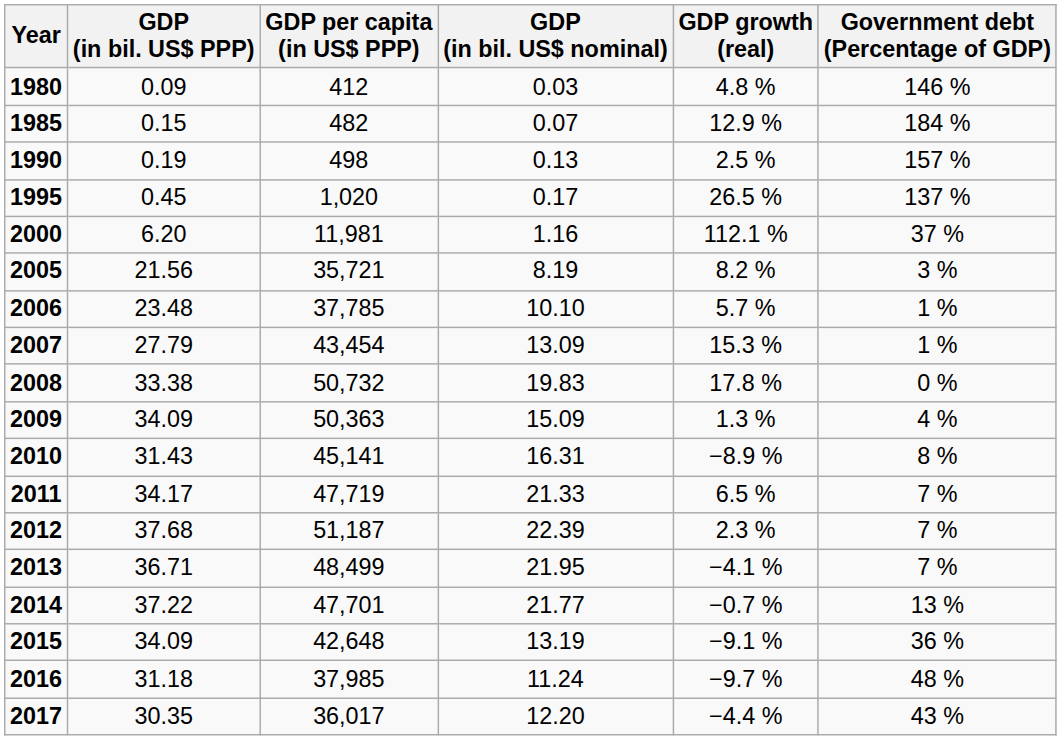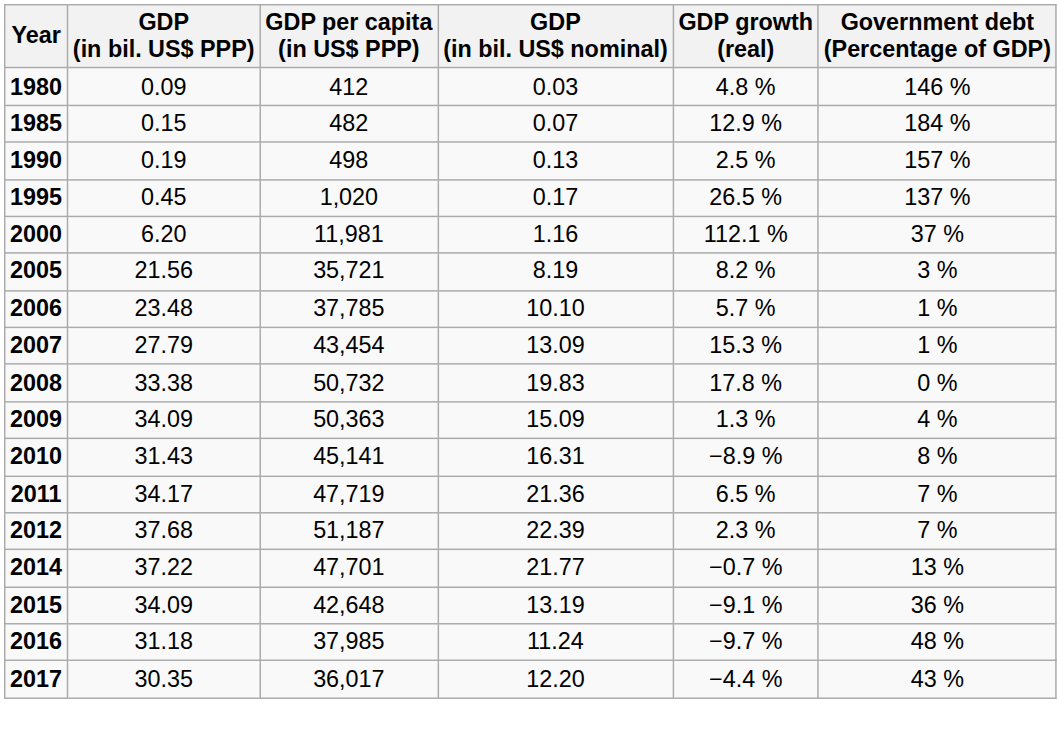(555, 493) 21.33 -> (555, 493) 21.36
- row: (36, 567)
